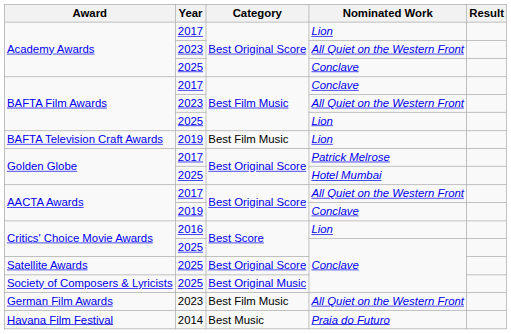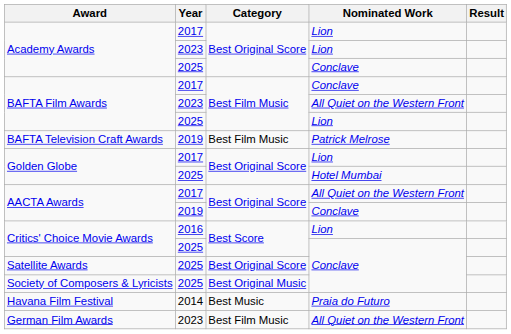(388, 49) All Quiet on the Western Front -> (322, 49) Lion
(322, 139) Lion -> (351, 139) Patrick Melrose
(351, 157) Patrick Melrose -> (322, 157) Lion
rows swapped: (60, 301) <-> (60, 319)
